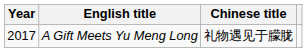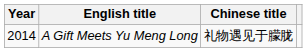(22, 36) 2017 -> (22, 36) 2014
